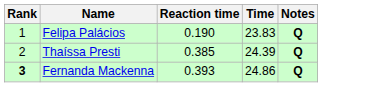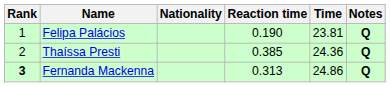+ column: (191, 14)
(260, 33) 23.83 -> (328, 33) 23.81
(260, 52) 24.39 -> (328, 52) 24.36
(200, 71) 0.393 -> (267, 71) 0.313
